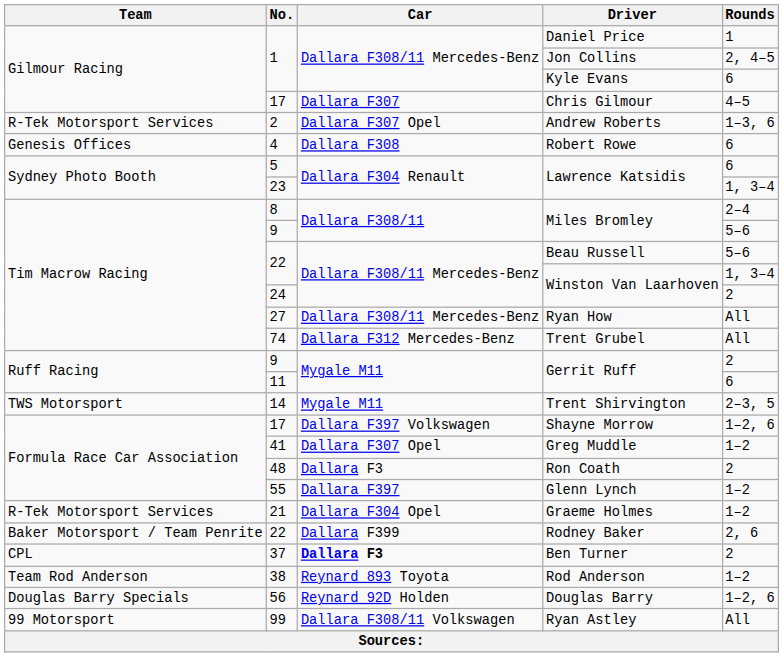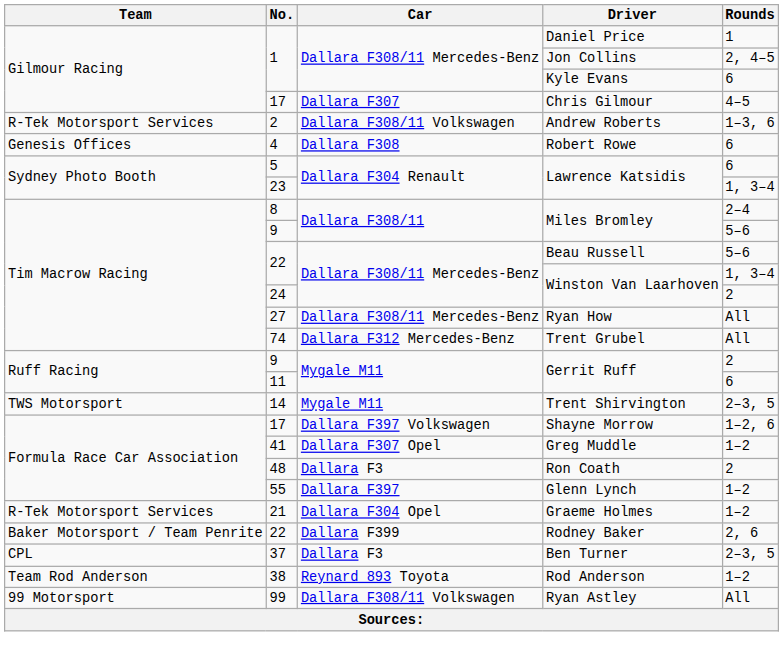(371, 123) Dallara F307 Opel -> (408, 123) Dallara F308/11 Volkswagen
(342, 555) bold -> (342, 555) normal
(729, 555) 2 -> (750, 555) 2–3, 5
- row: (278, 598)
